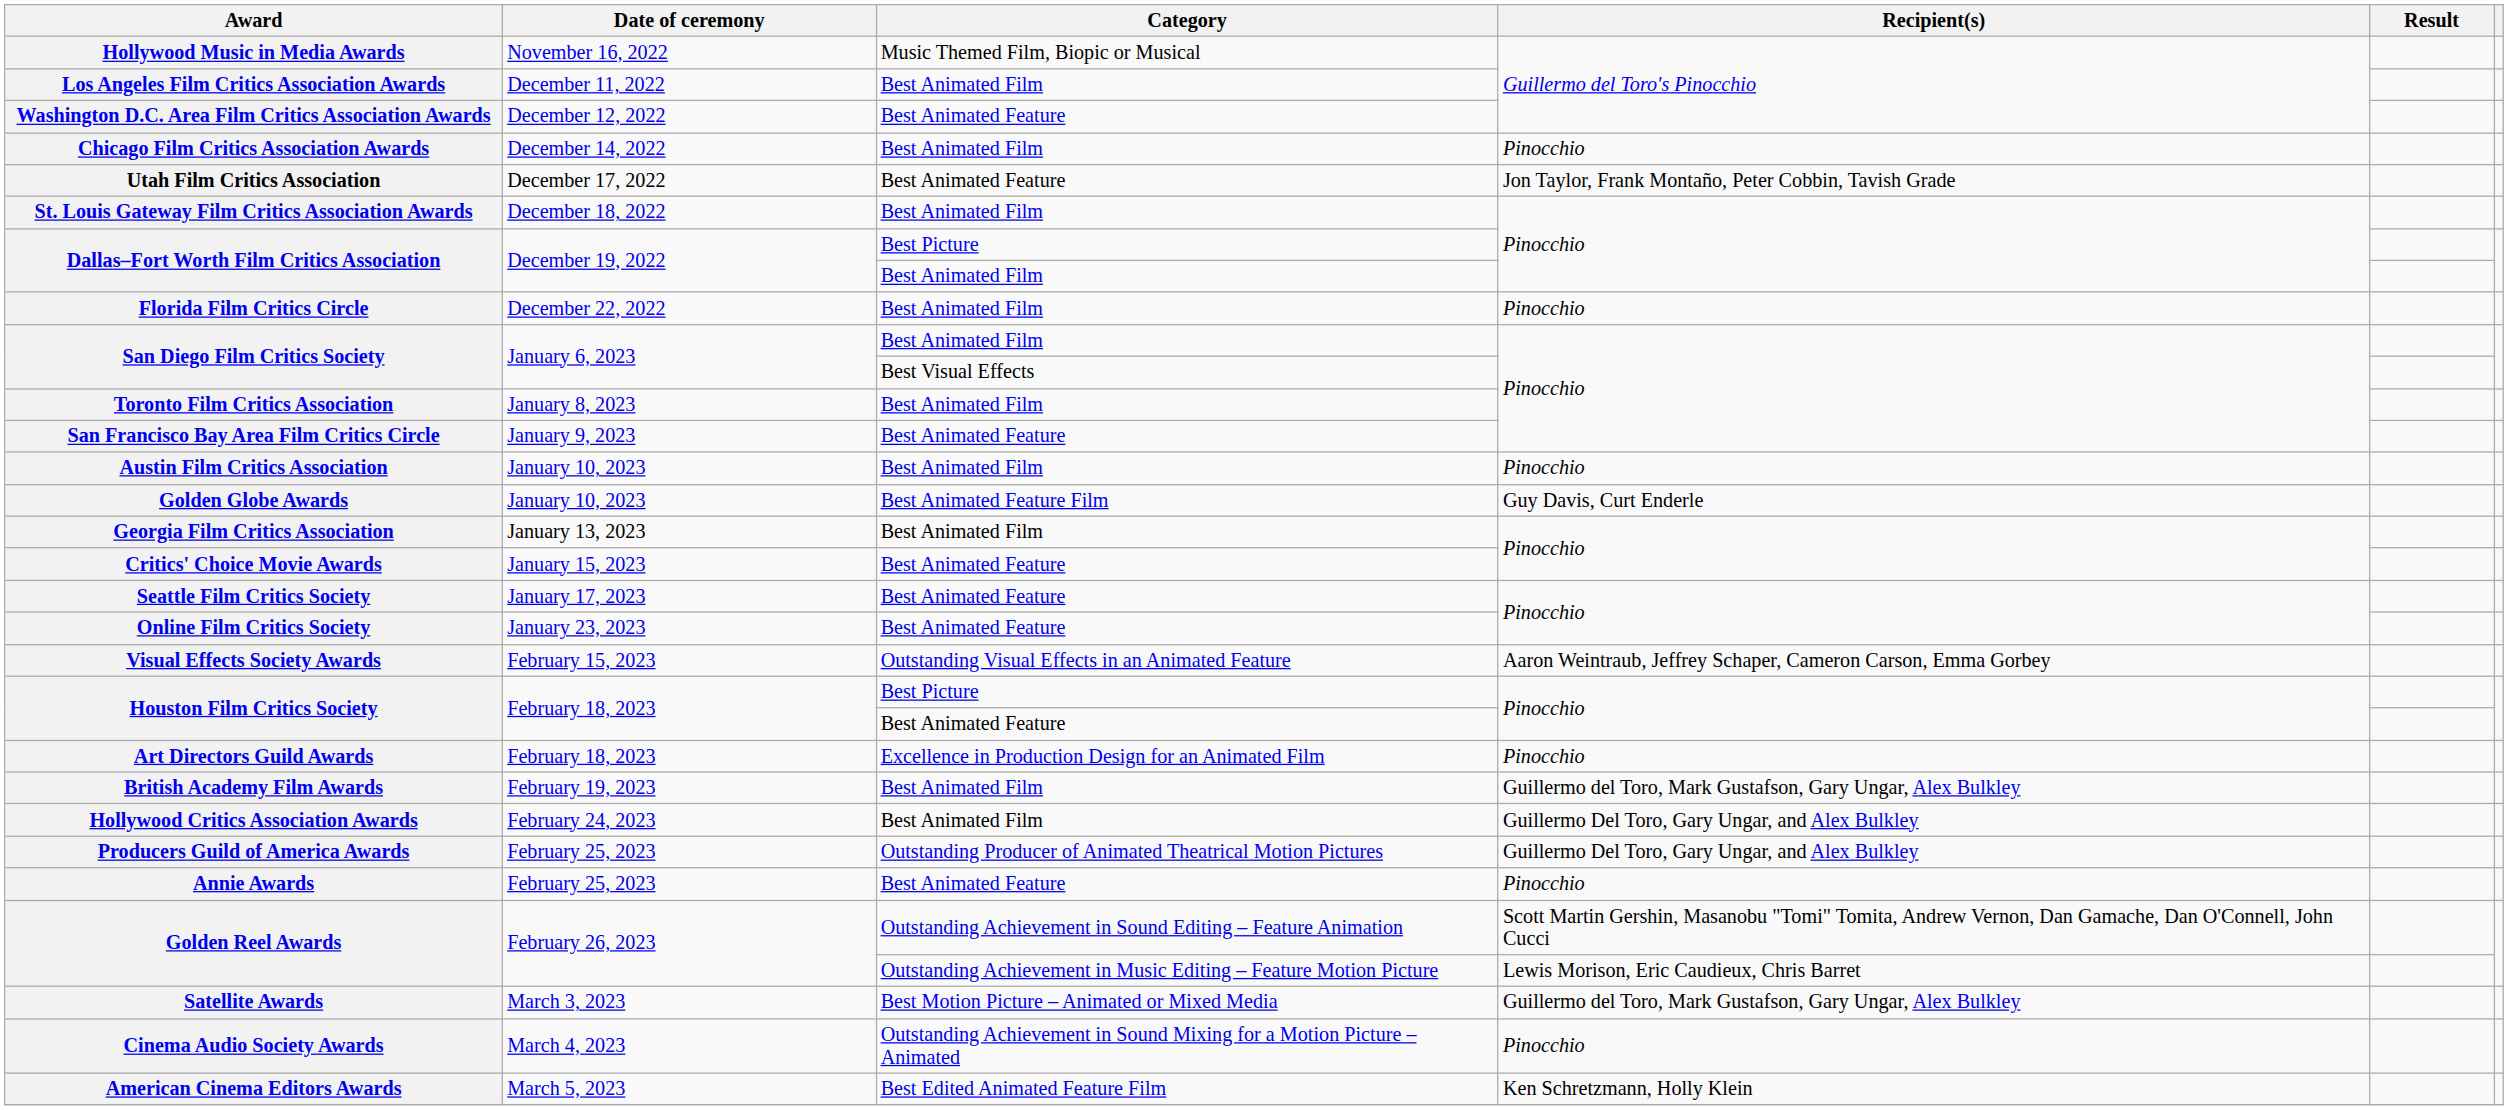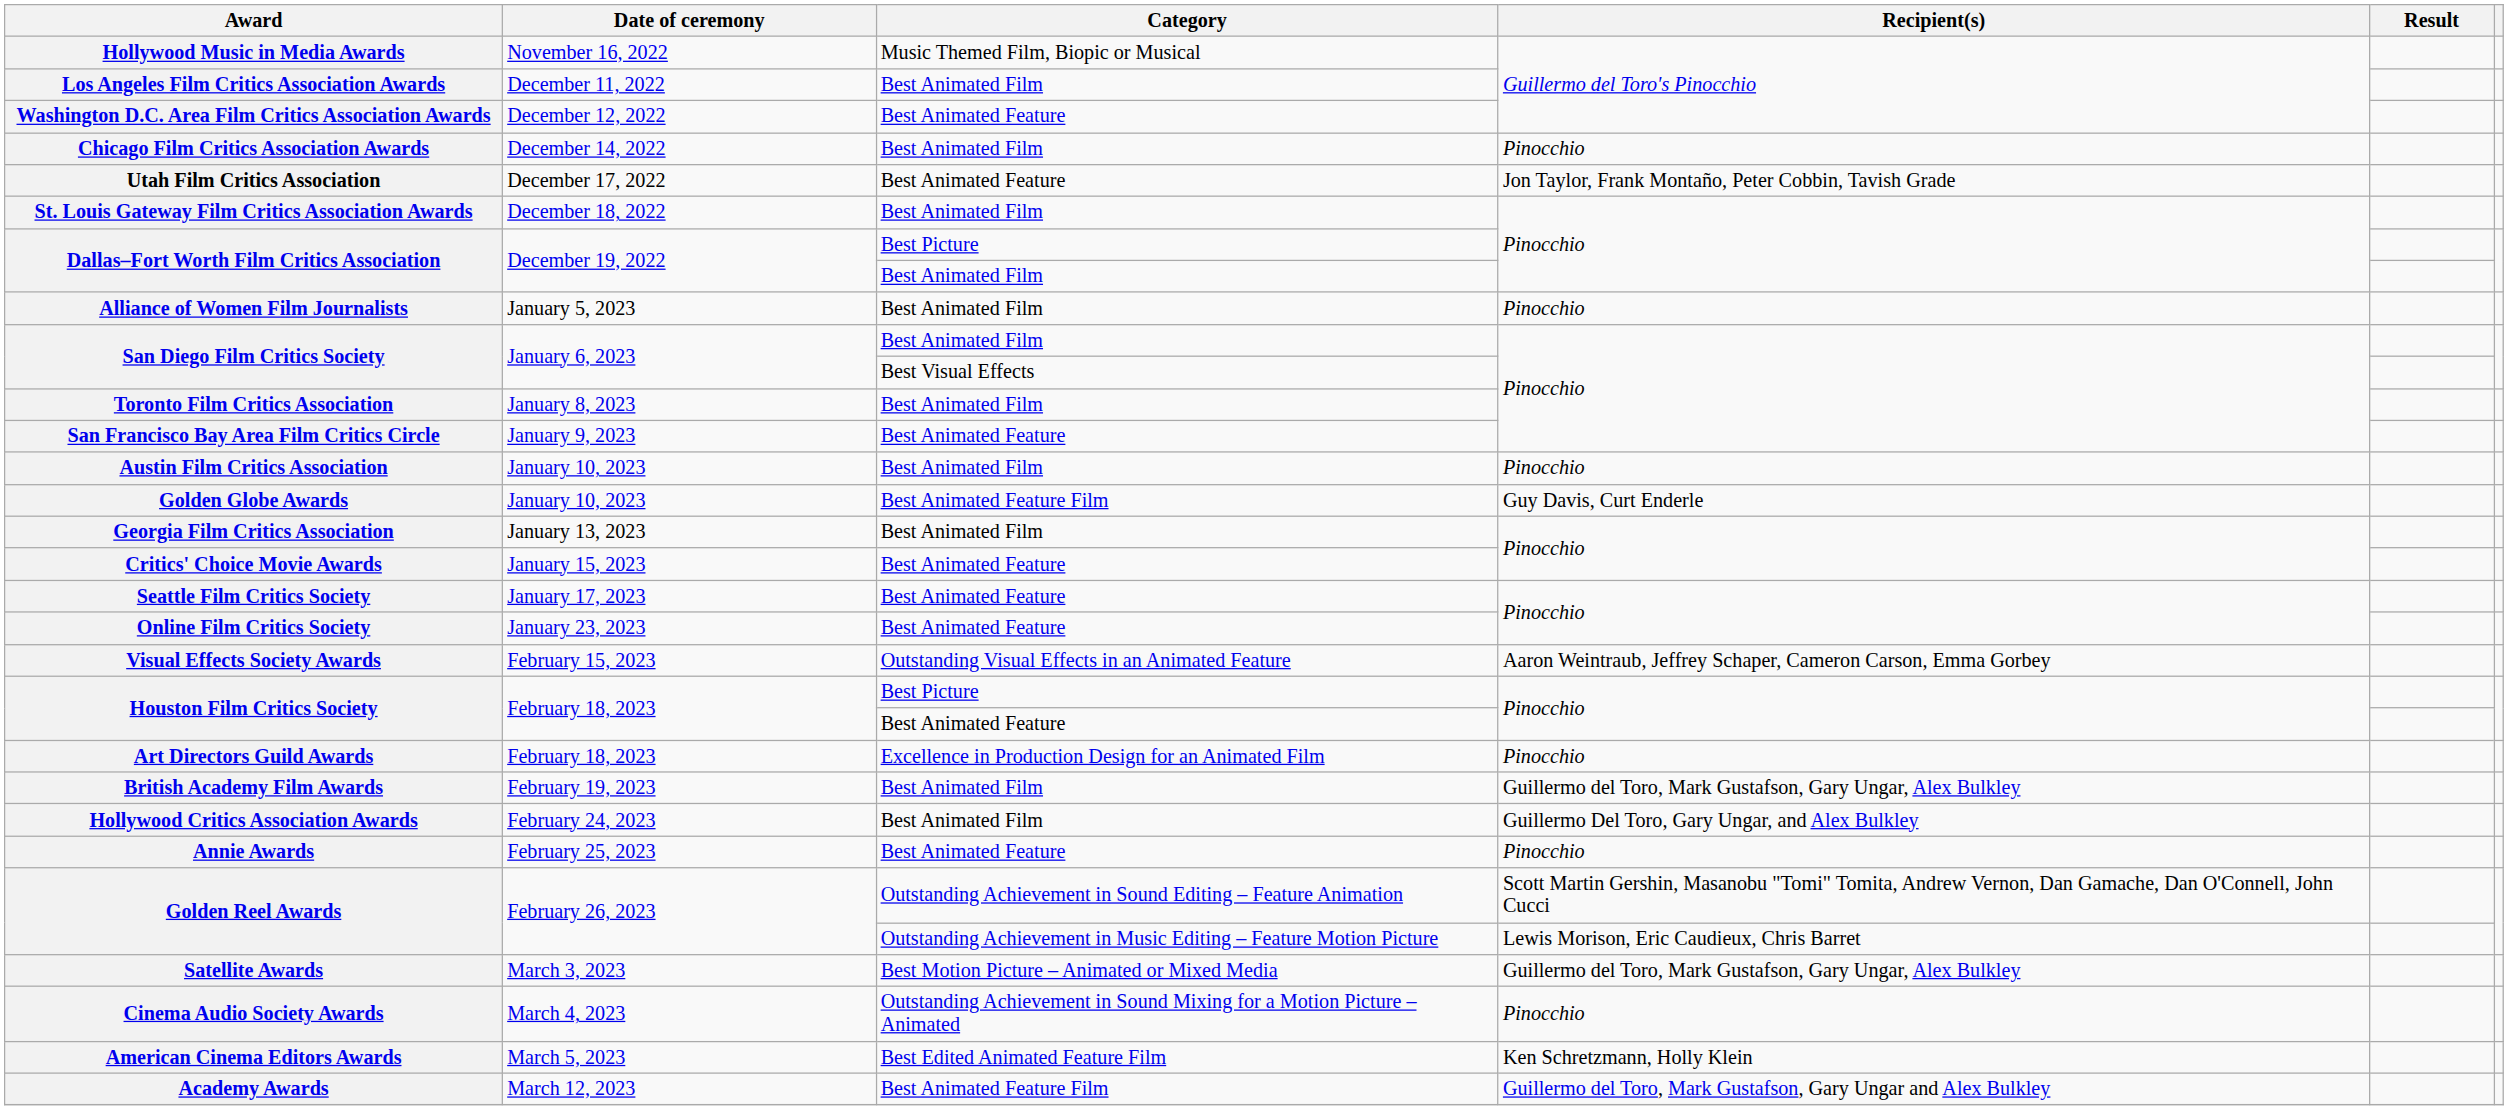- row: (254, 308)
+ row: (254, 308)
- row: (254, 851)
+ row: (254, 1088)
